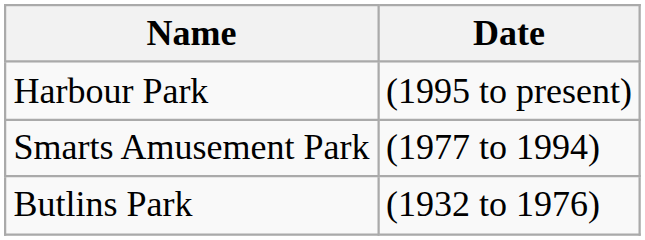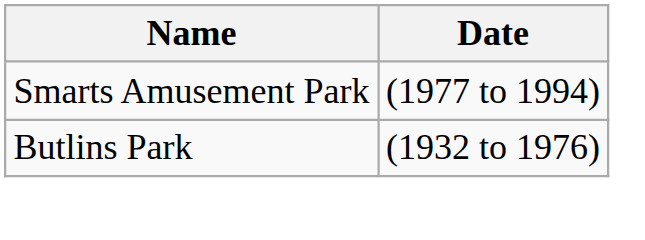- row: (111, 90)
